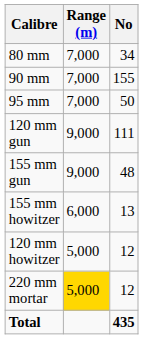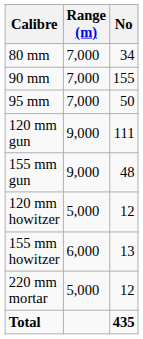rows swapped: (34, 251) <-> (34, 211)
(83, 290) gold background -> (83, 290) no background
